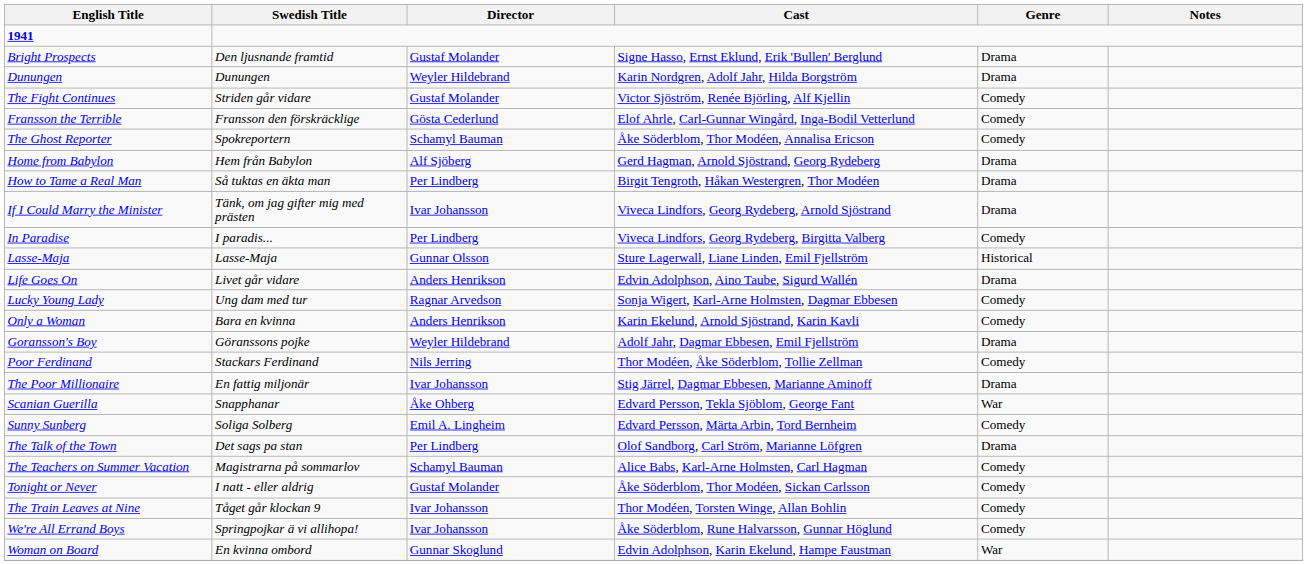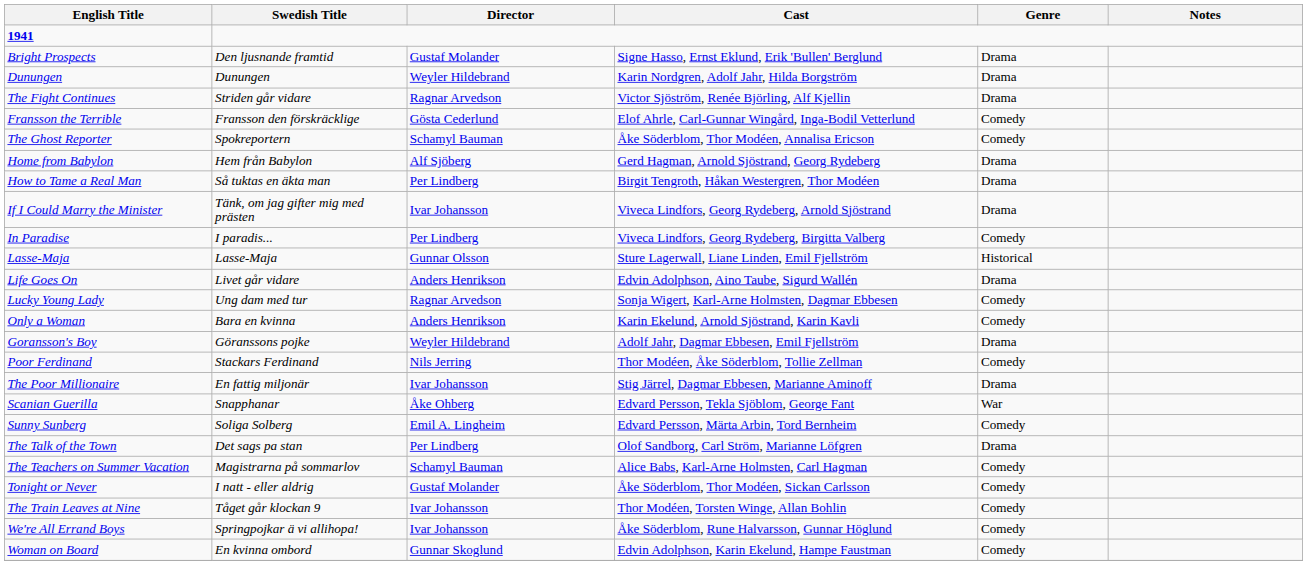(454, 98) Gustaf Molander -> (456, 98) Ragnar Arvedson
(1003, 98) Comedy -> (999, 98) Drama
(992, 549) War -> (1003, 549) Comedy
